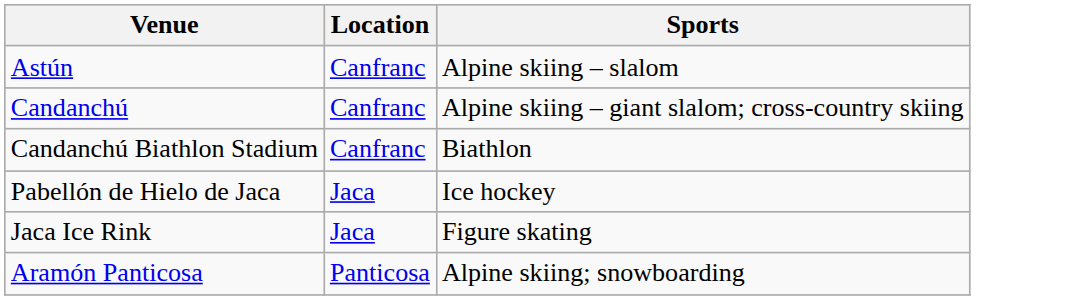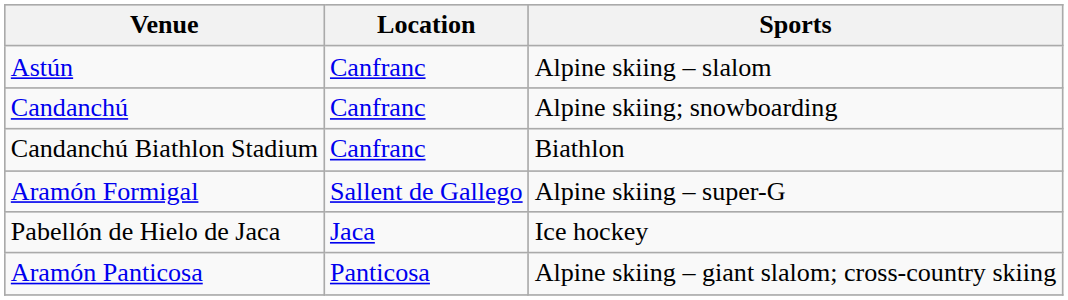(703, 107) Alpine skiing – giant slalom; cross-country skiing -> (686, 107) Alpine skiing; snowboarding
+ row: (105, 190)
- row: (81, 231)
(593, 273) Alpine skiing; snowboarding -> (795, 273) Alpine skiing – giant slalom; cross-country skiing
